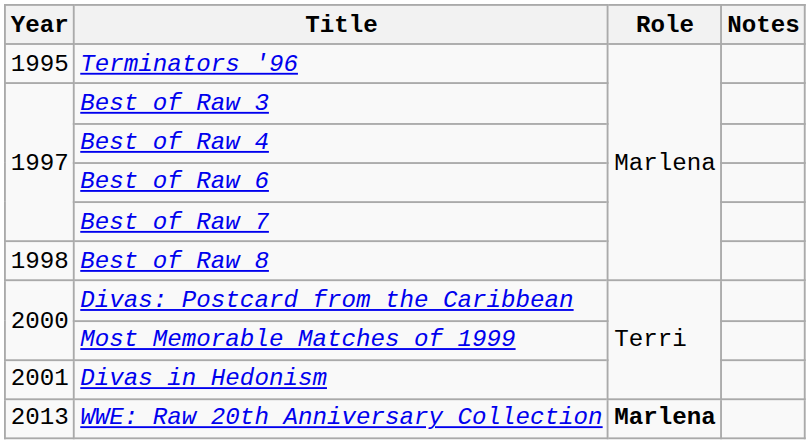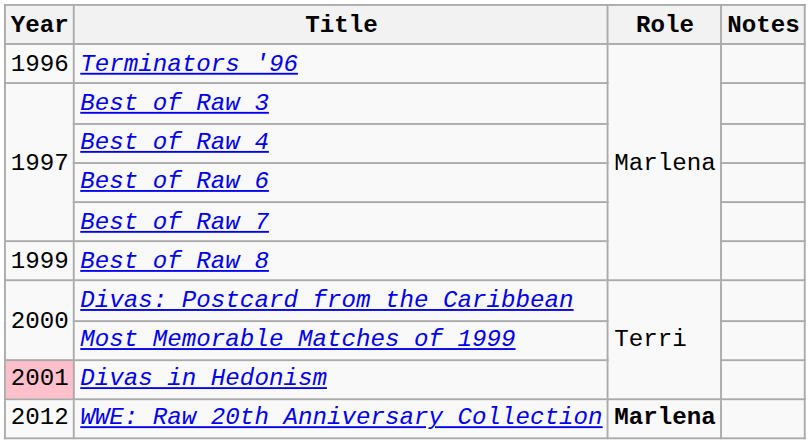(40, 64) 1995 -> (40, 64) 1996
(40, 261) 1998 -> (40, 261) 1999
(40, 379) no background -> (40, 379) pink background
(40, 419) 2013 -> (40, 419) 2012
